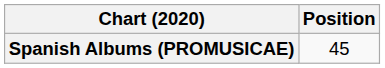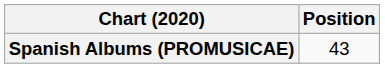(339, 48) 45 -> (339, 48) 43
